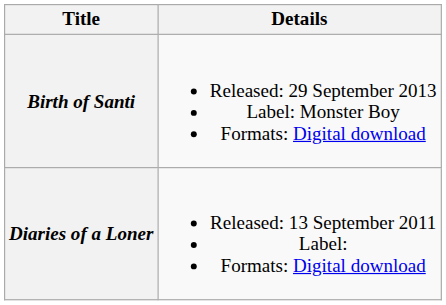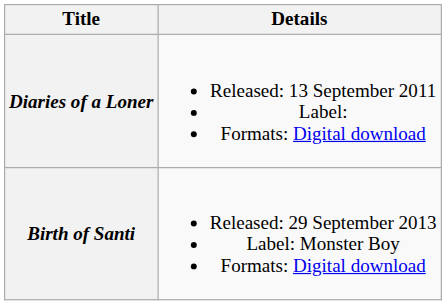rows swapped: (81, 233) <-> (81, 100)
